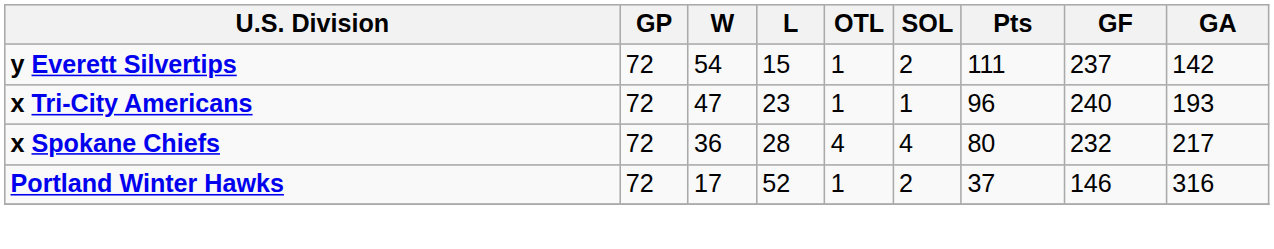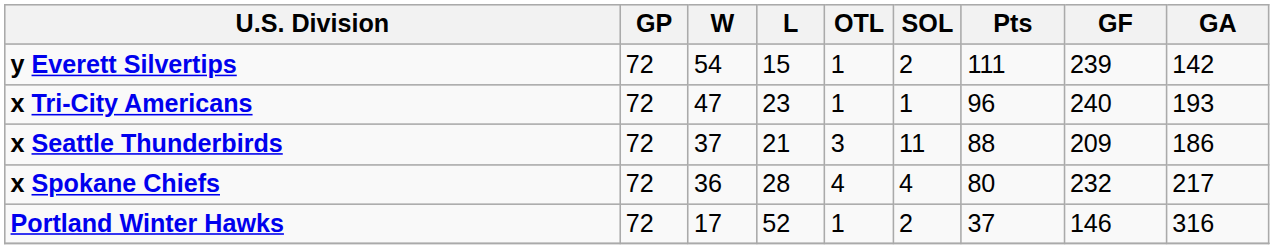(1091, 64) 237 -> (1091, 64) 239
+ row: (147, 143)
